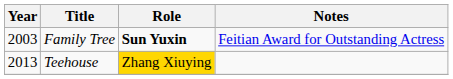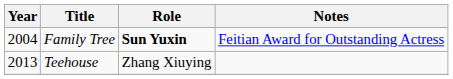(23, 39) 2003 -> (23, 39) 2004
(167, 62) gold background -> (167, 62) no background
